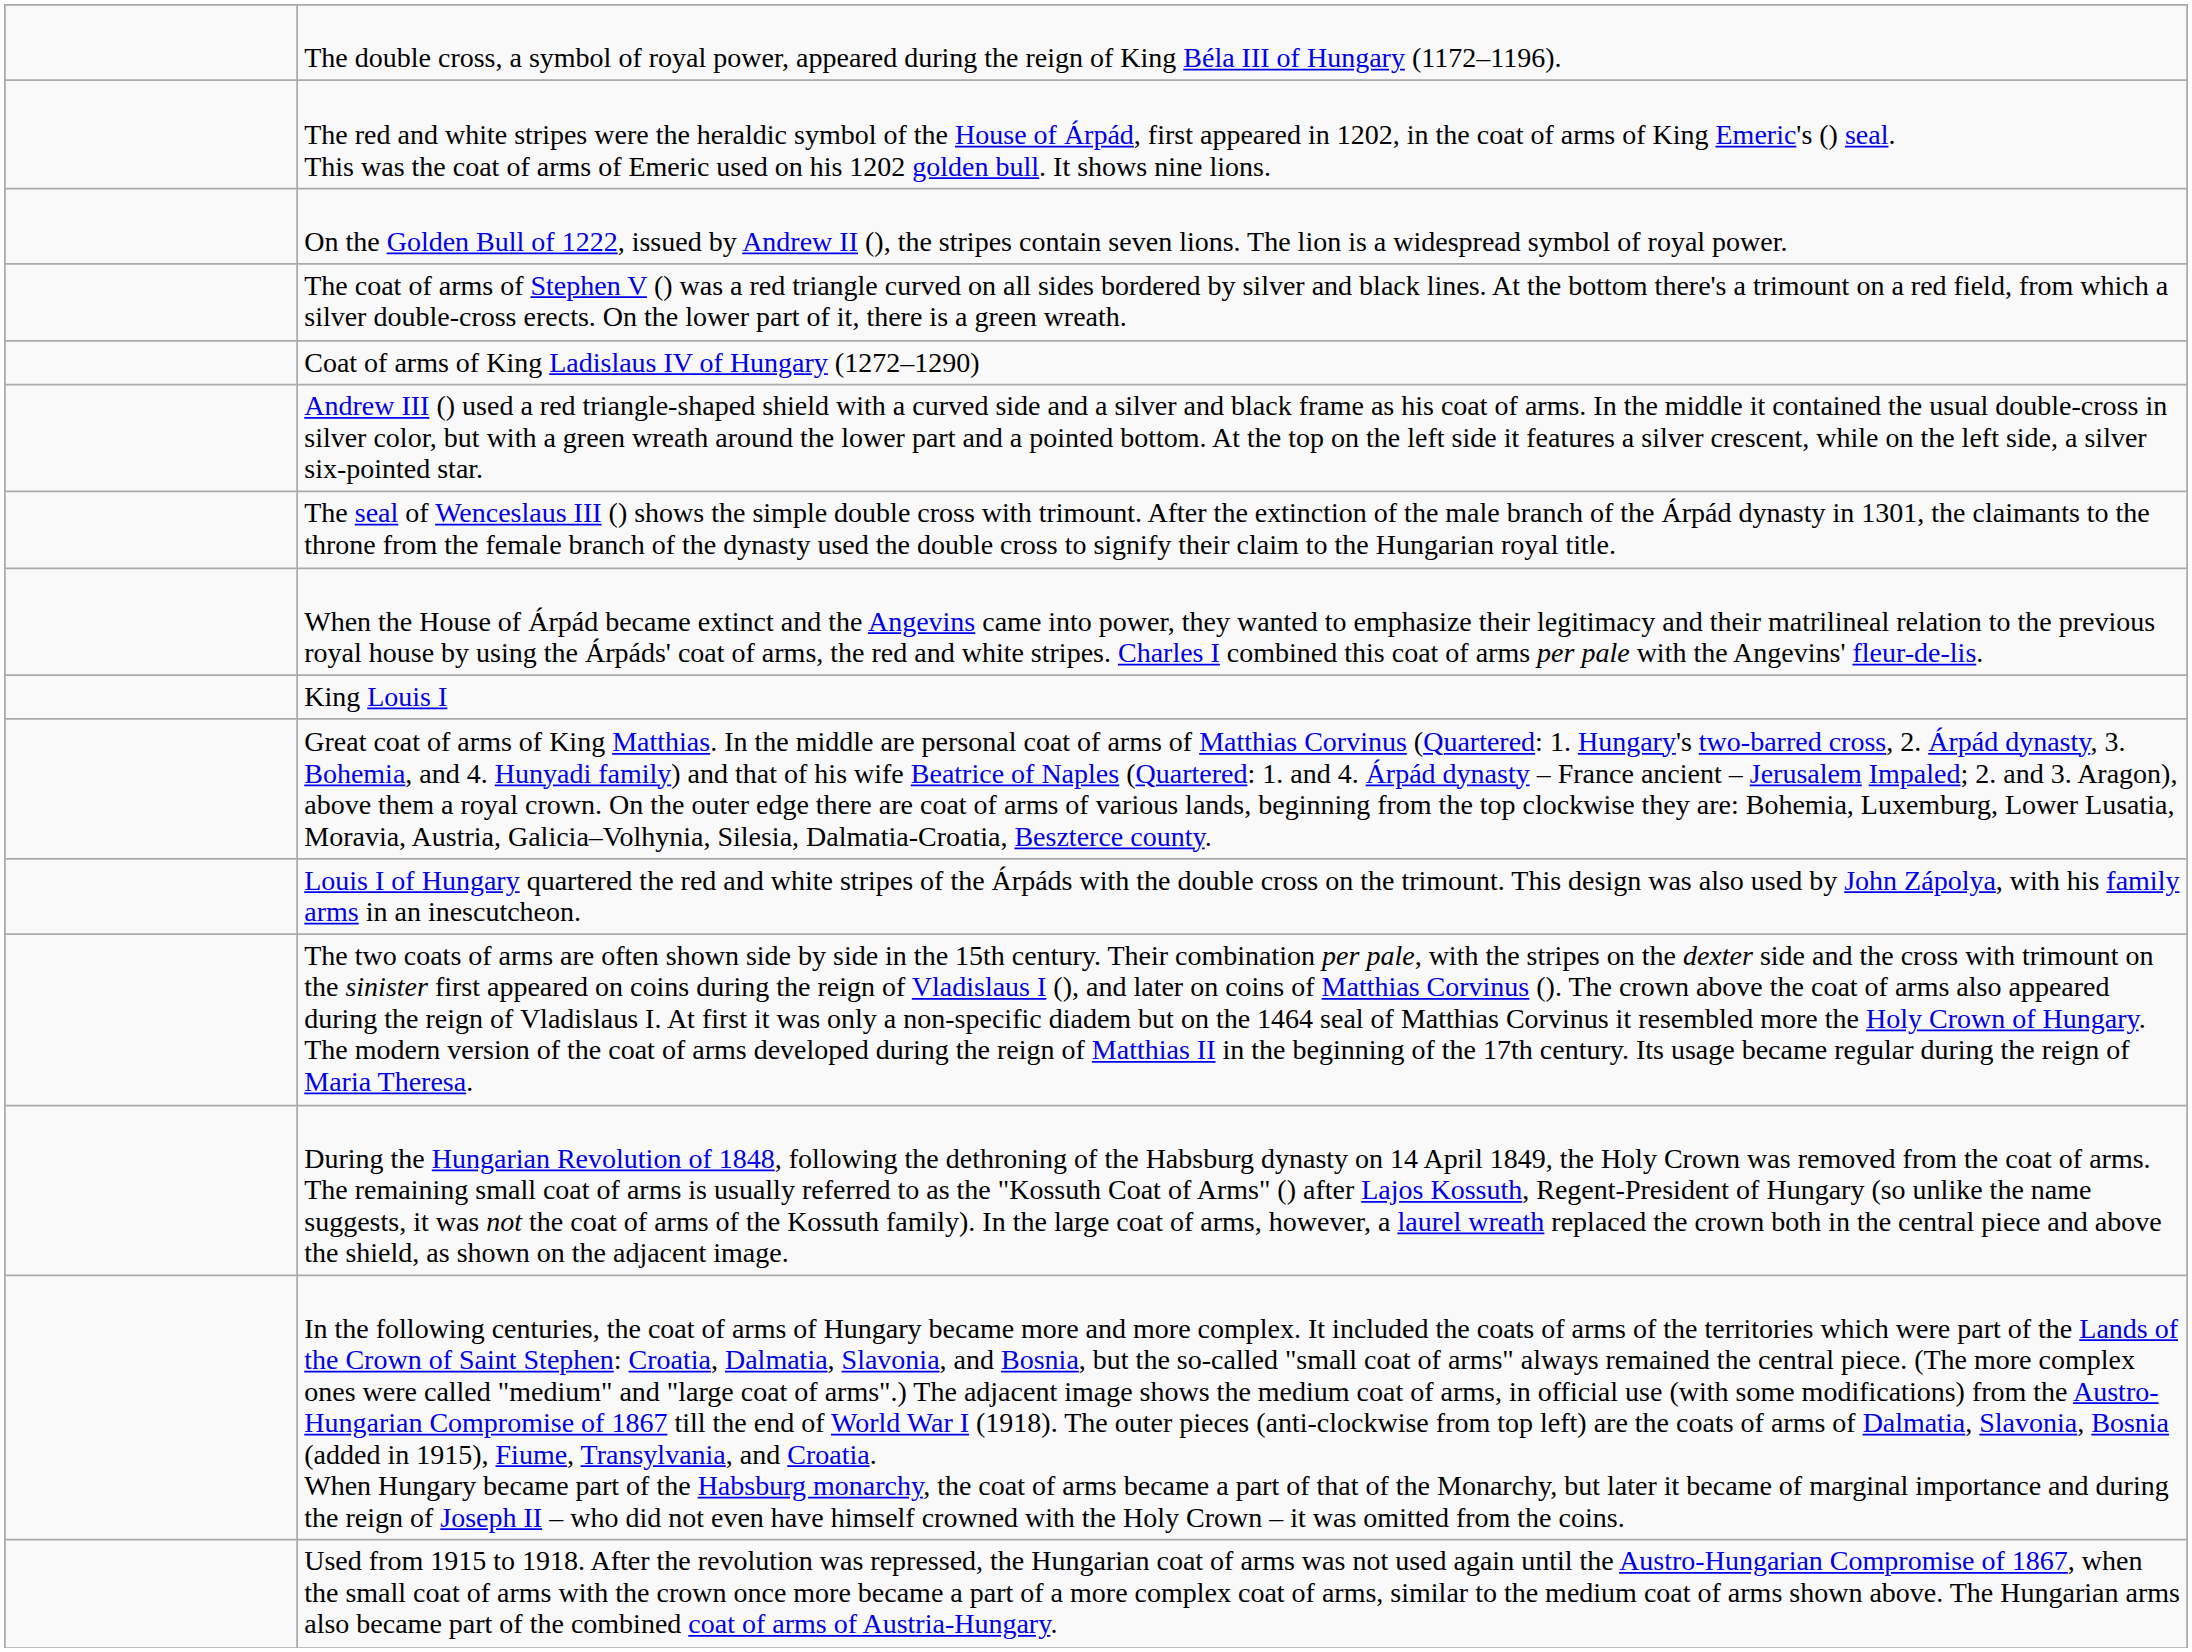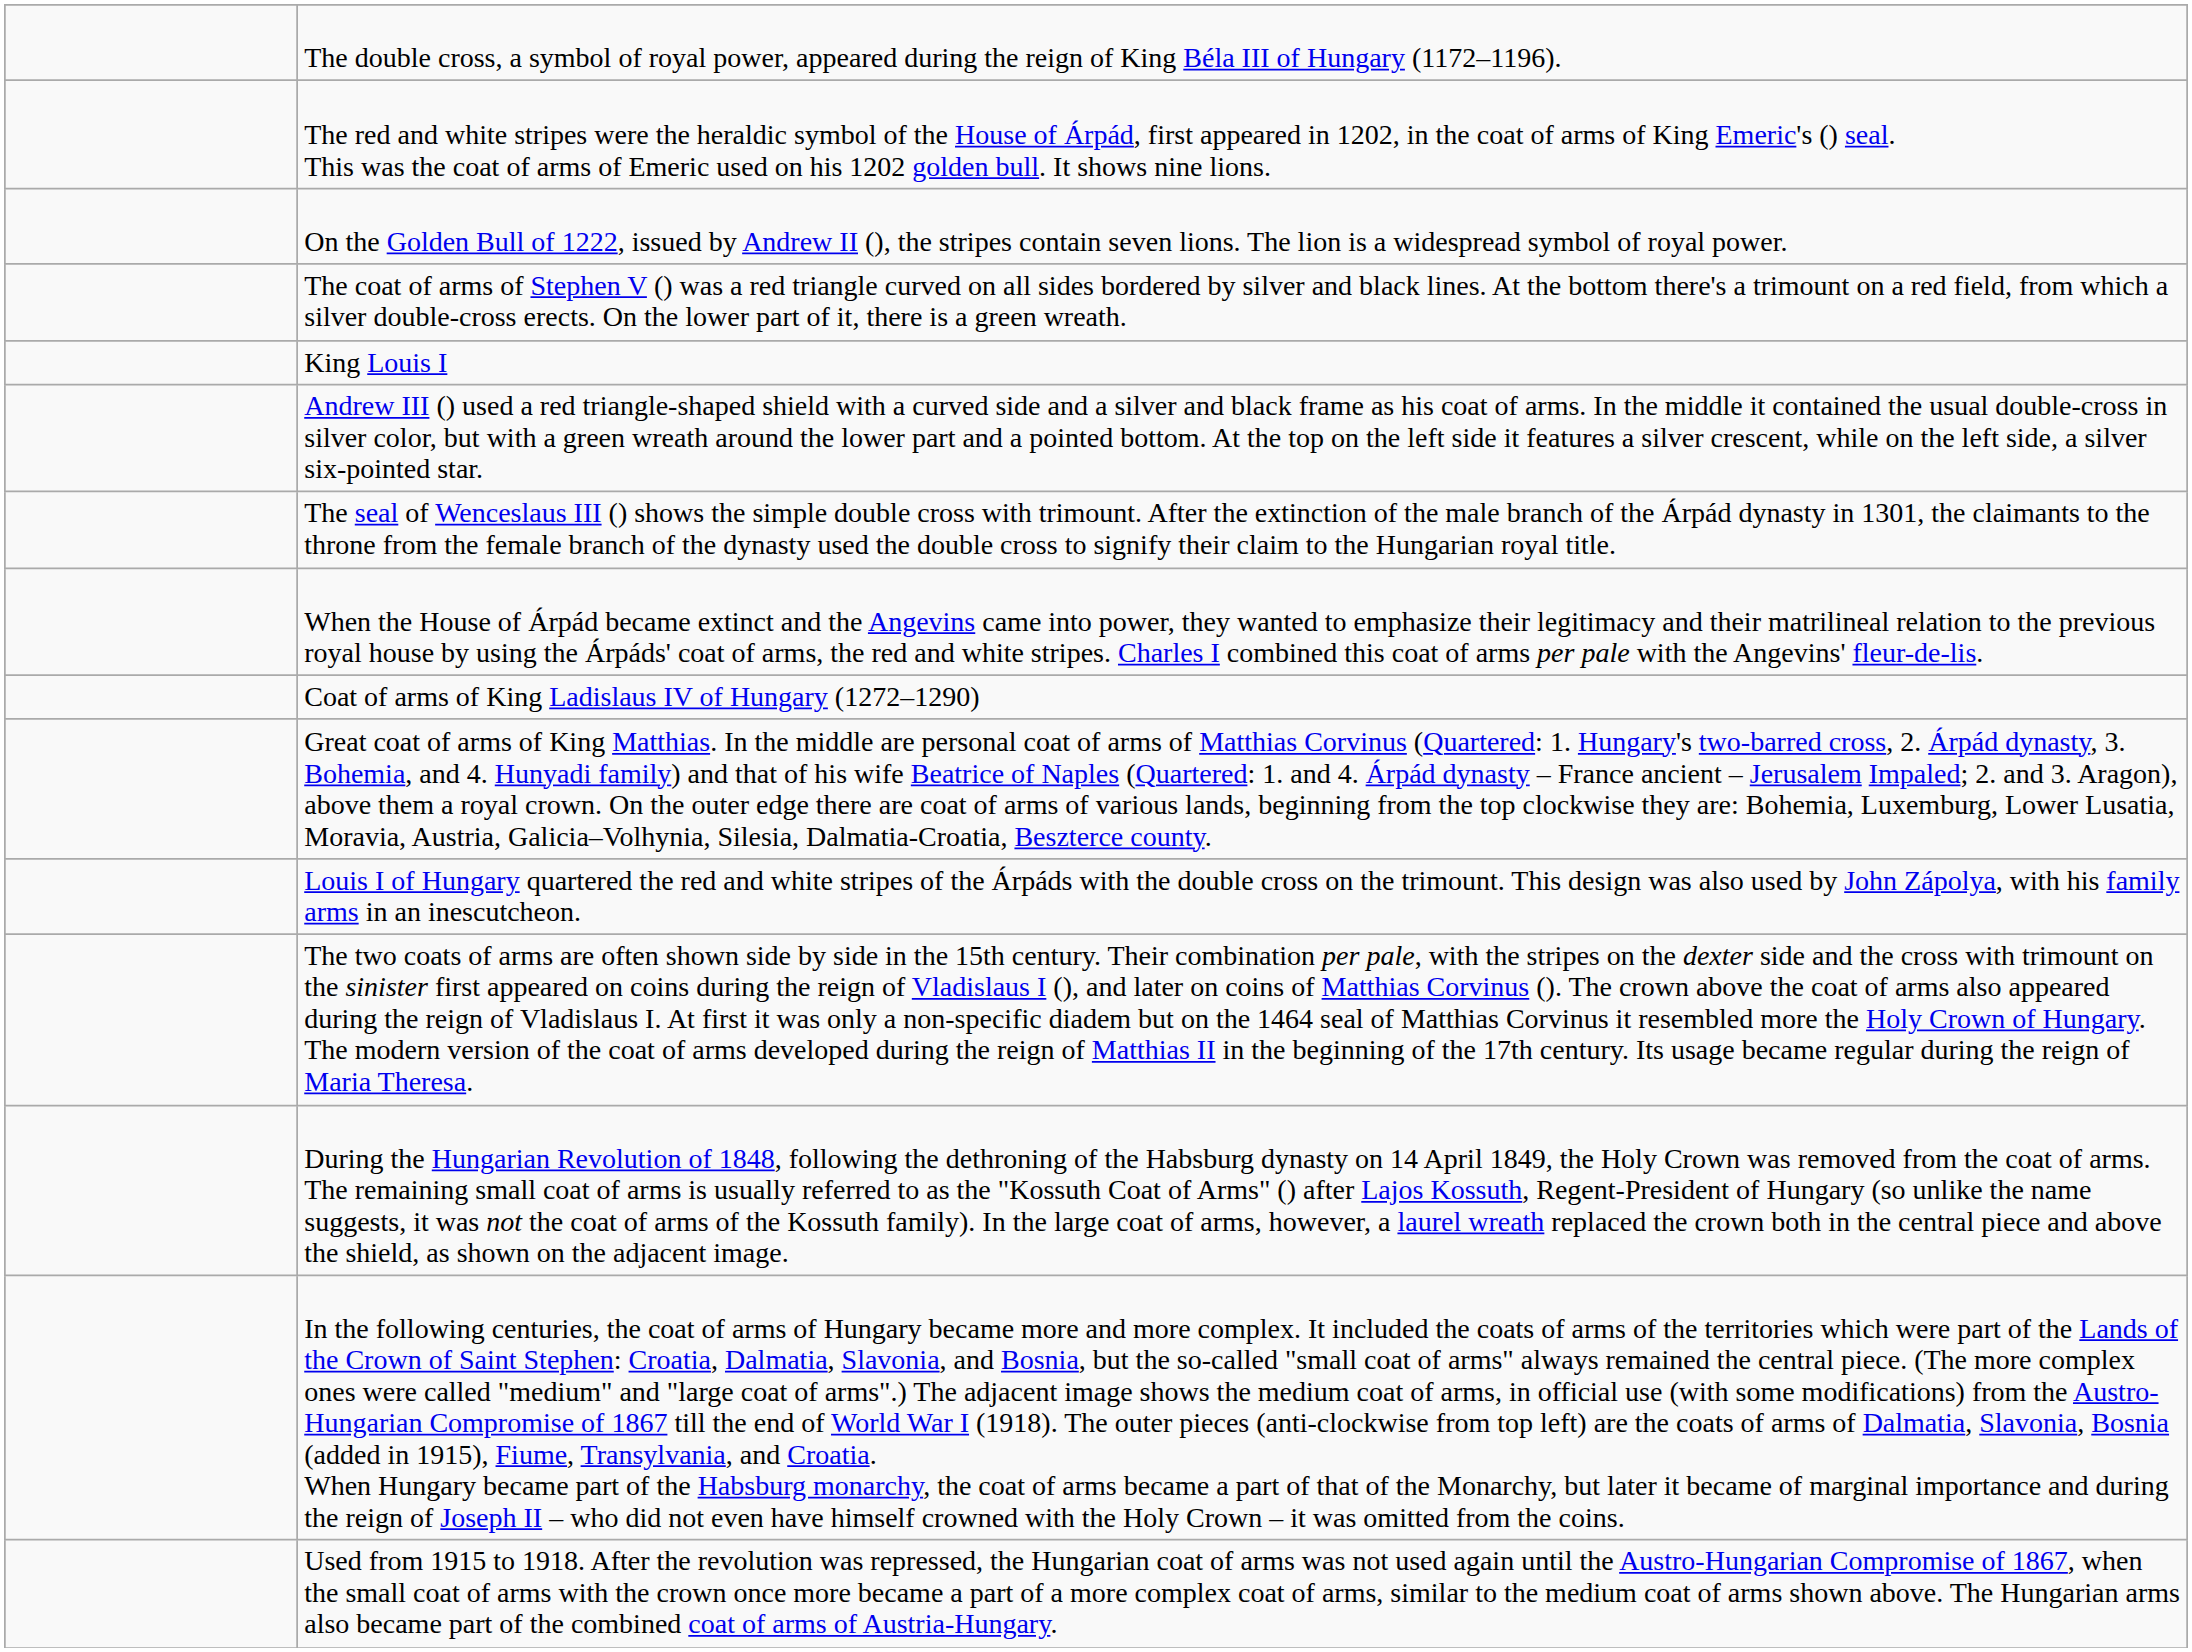rows swapped: (642, 361) <-> (376, 696)
